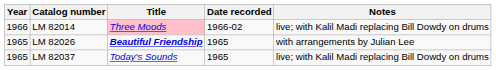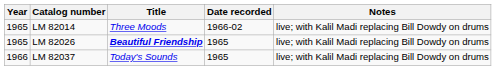(17, 27) 1966 -> (17, 27) 1965
(138, 27) pink background -> (138, 27) no background
(345, 42) with arrangements by Julian Lee -> (382, 42) live; with Kalil Madi replacing Bill Dowdy on drums
(17, 57) 1965 -> (17, 57) 1966
